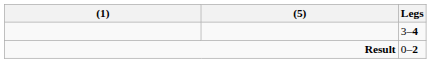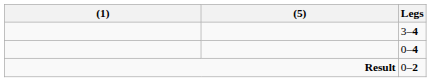+ row: (409, 49)
